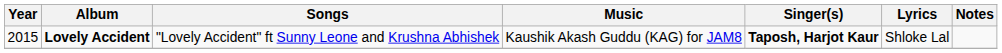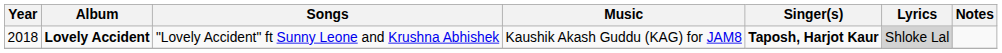(23, 37) 2015 -> (23, 37) 2018
(917, 37) no background -> (917, 37) lightgrey background
